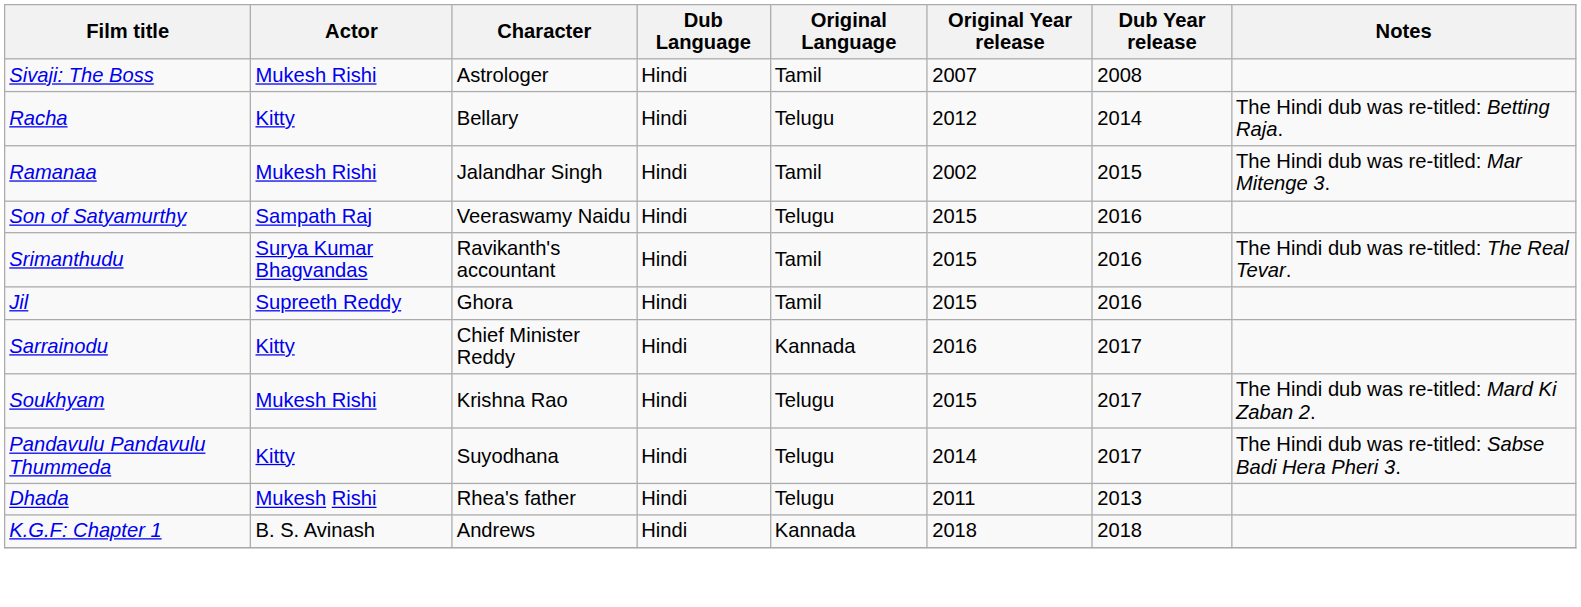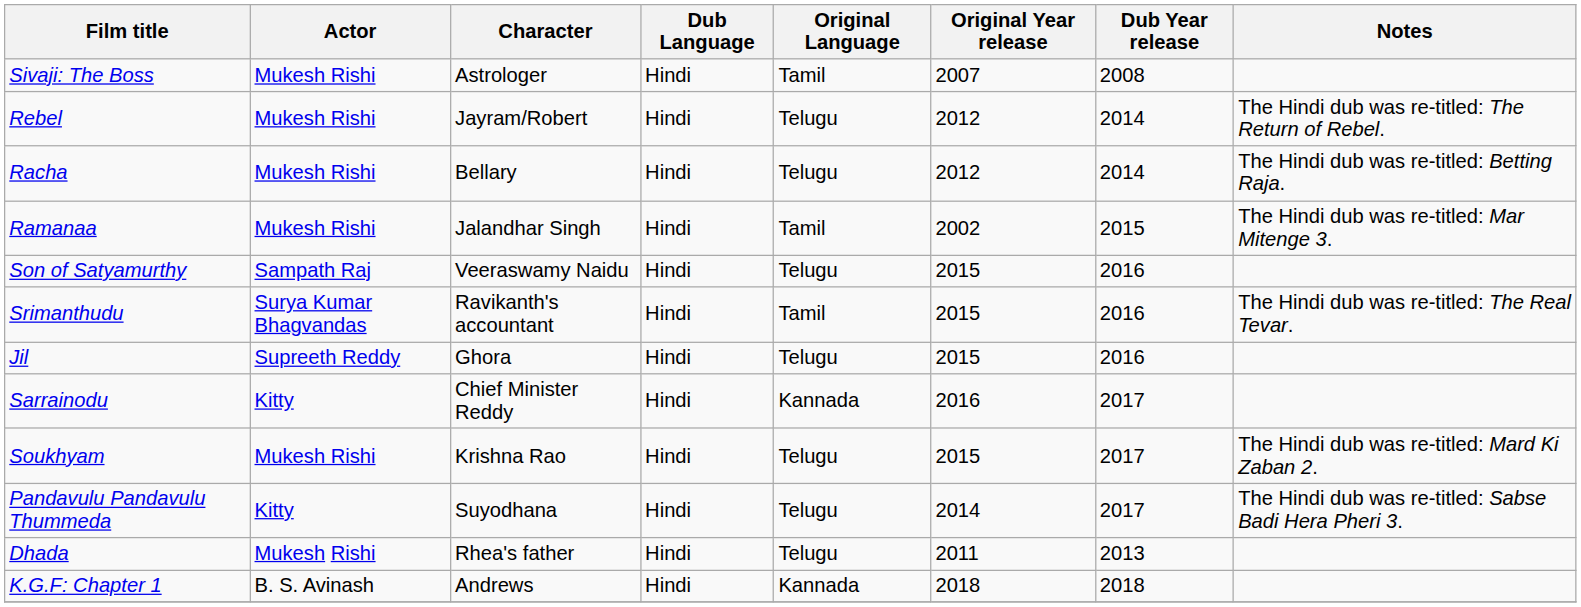+ row: (36, 118)
(275, 118) Kitty -> (315, 173) Mukesh Rishi
(798, 303) Tamil -> (808, 357) Telugu
